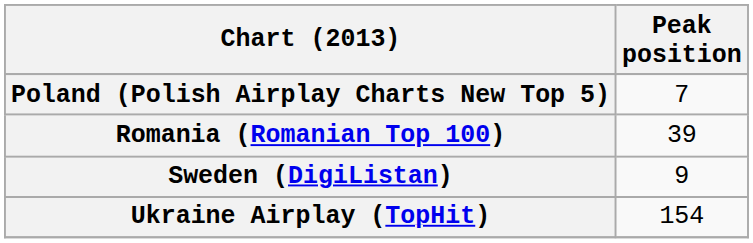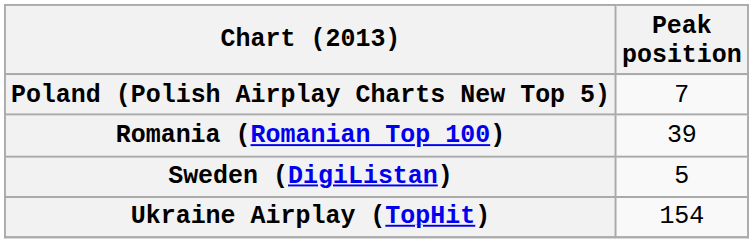(682, 176) 9 -> (682, 176) 5
